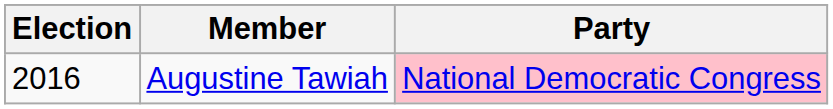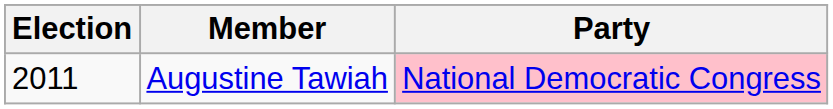(46, 77) 2016 -> (45, 77) 2011
